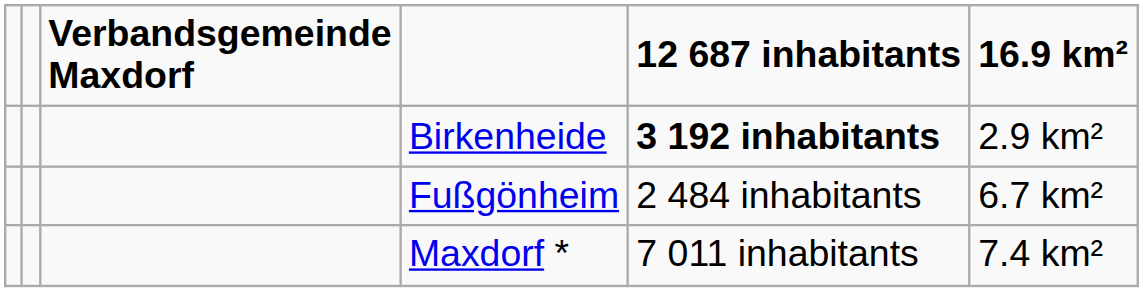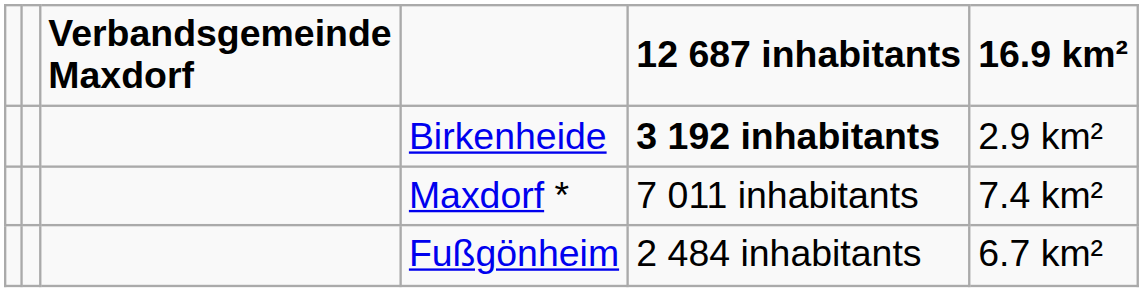rows swapped: (514, 195) <-> (489, 254)
